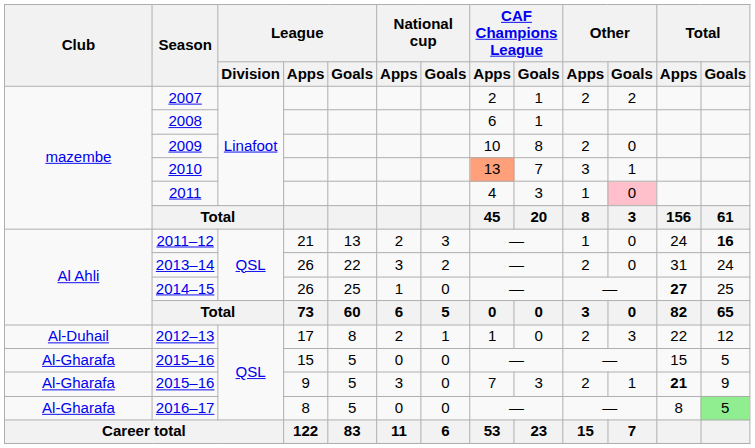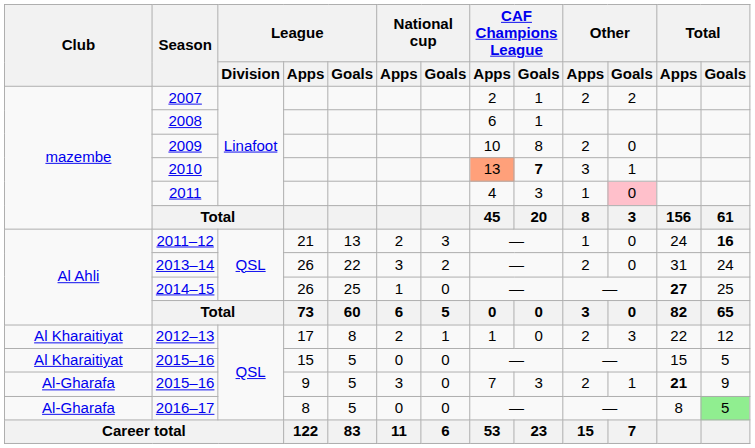(539, 169) normal -> (539, 169) bold
(78, 336) Al-Duhail -> (78, 336) Al Kharaitiyat
(78, 360) Al-Gharafa -> (78, 360) Al Kharaitiyat
